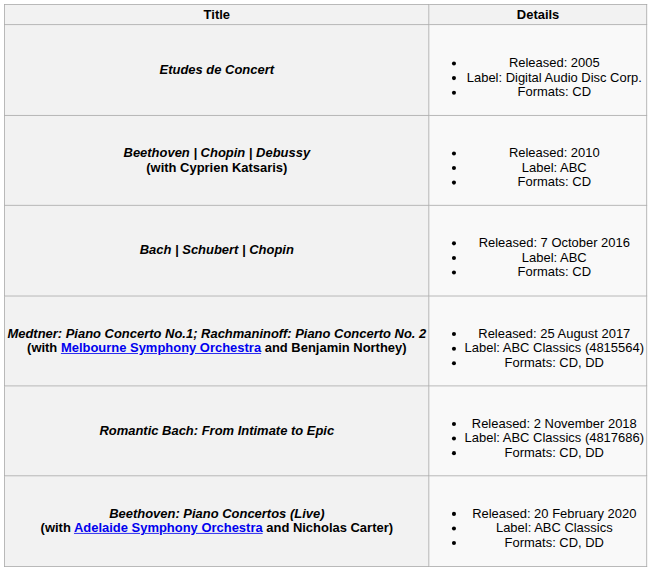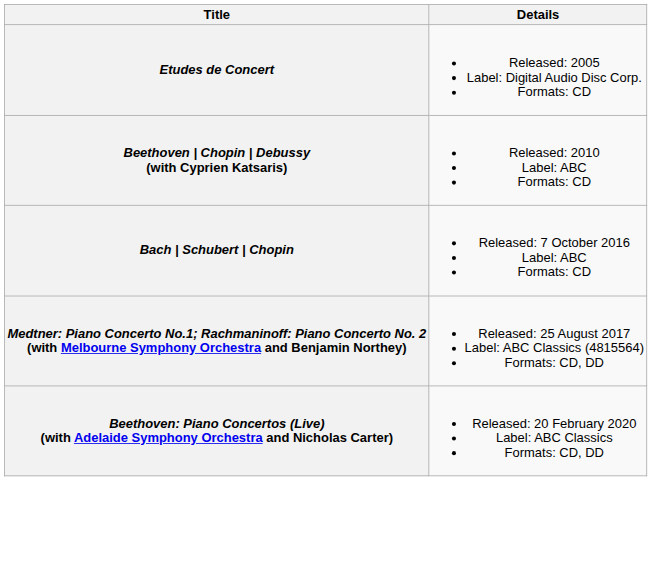- row: (217, 431)
